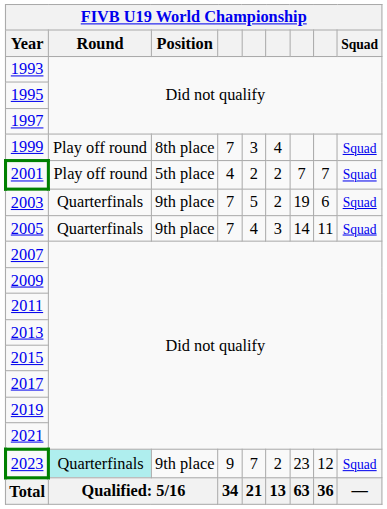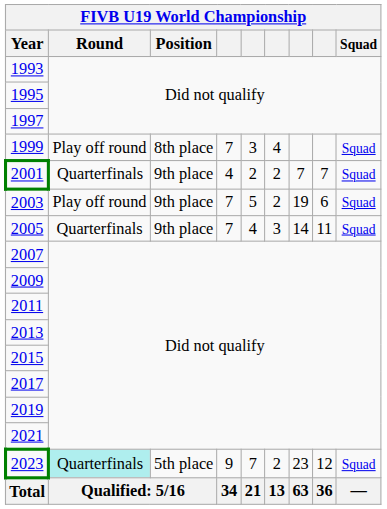(101, 174) Play off round -> (100, 174) Quarterfinals
(185, 174) 5th place -> (184, 174) 9th place
(100, 202) Quarterfinals -> (99, 202) Play off round
(185, 463) 9th place -> (184, 463) 5th place
